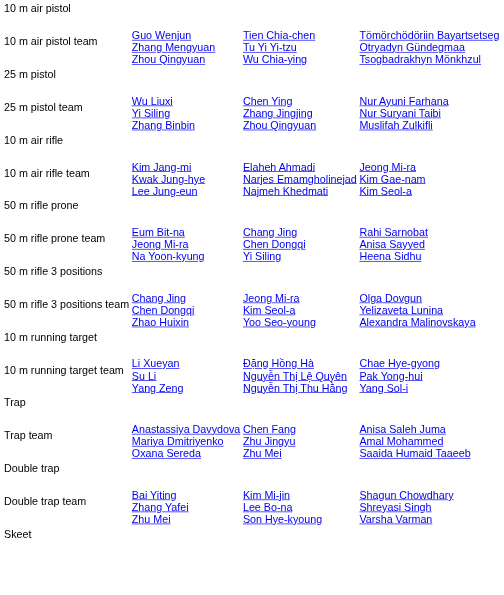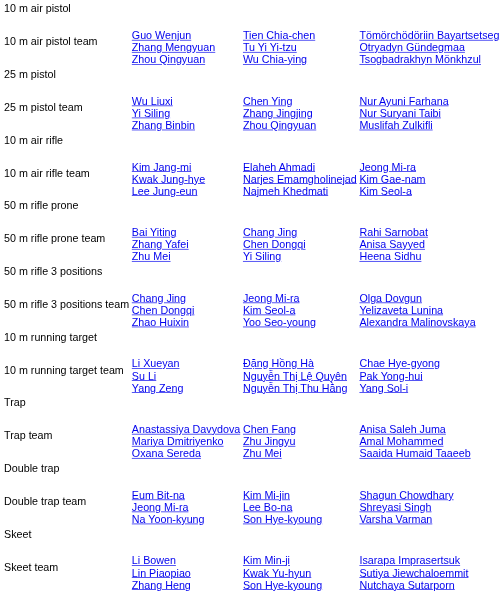(168, 245) Eum Bit-na Jeong Mi-ra Na Yoon-kyung -> (160, 245) Bai Yiting Zhang Yafei Zhu Mei
(160, 507) Bai Yiting Zhang Yafei Zhu Mei -> (168, 507) Eum Bit-na Jeong Mi-ra Na Yoon-kyung
+ row: (31, 567)
